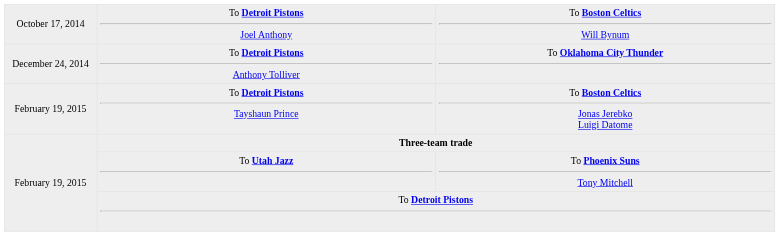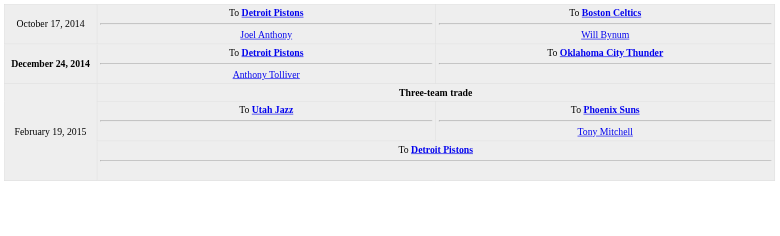(51, 63) normal -> (51, 63) bold
- row: (266, 103)
